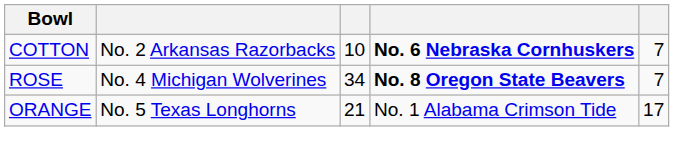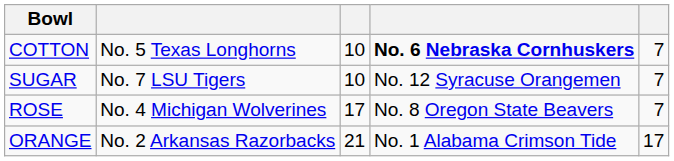(218, 49) No. 2 Arkansas Razorbacks -> (198, 49) No. 5 Texas Longhorns
+ row: (43, 79)
(355, 79) 34 -> (355, 110) 17
(499, 79) bold -> (494, 110) normal
(198, 110) No. 5 Texas Longhorns -> (218, 140) No. 2 Arkansas Razorbacks
